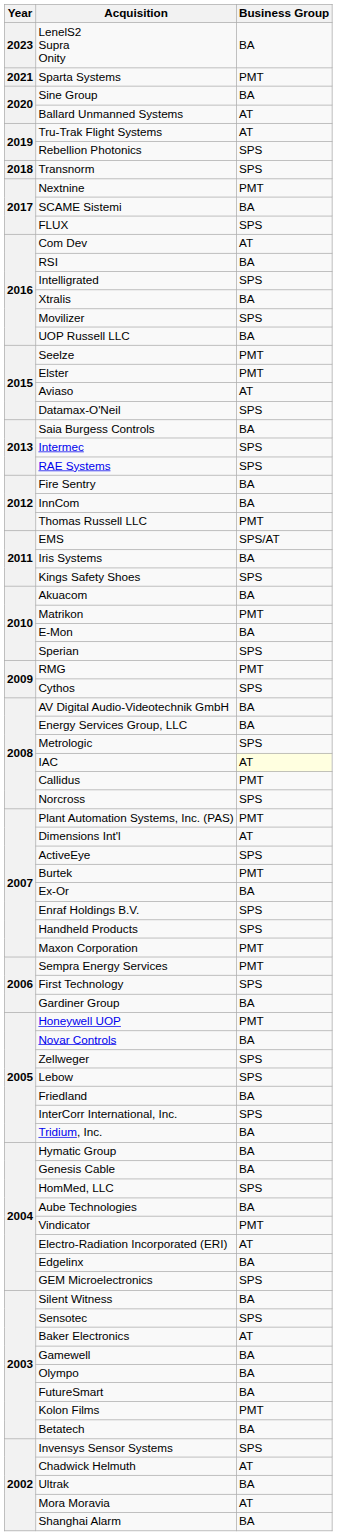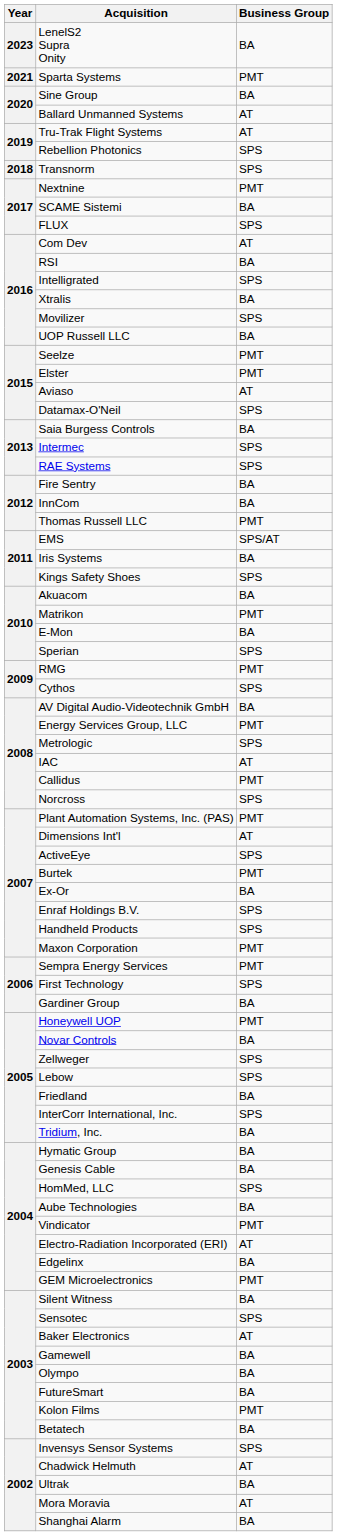(247, 725) BA -> (251, 725) PMT
(246, 762) lightyellow background -> (246, 762) no background
(251, 1281) SPS -> (251, 1281) PMT
